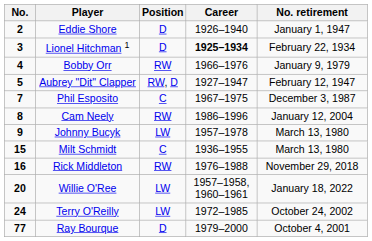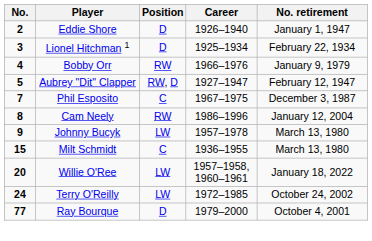(221, 47) bold -> (221, 47) normal
- row: (88, 166)
